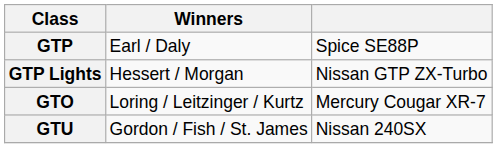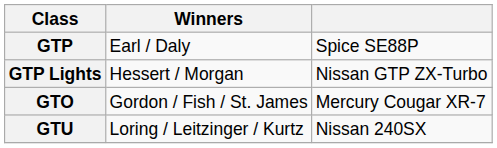(207, 102) Loring / Leitzinger / Kurtz -> (209, 102) Gordon / Fish / St. James
(209, 129) Gordon / Fish / St. James -> (207, 129) Loring / Leitzinger / Kurtz
